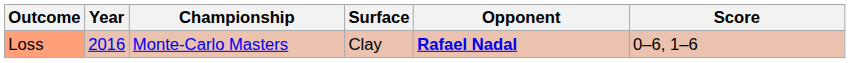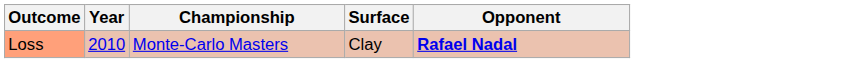- column: (737, 17)
(107, 44) 2016 -> (107, 44) 2010
